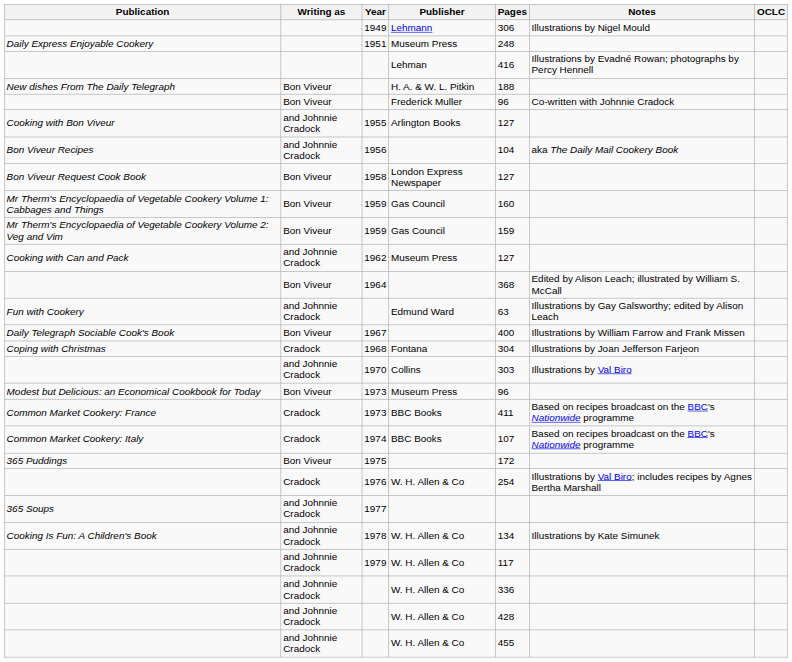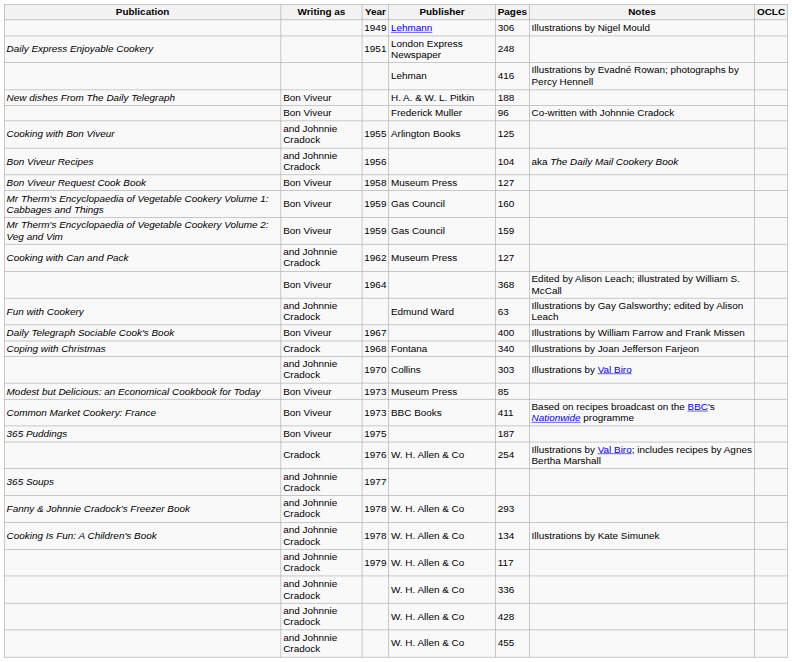(424, 43) Museum Press -> (427, 49) London Express Newspaper
(506, 123) 127 -> (506, 134) 125
(427, 177) London Express Newspaper -> (424, 182) Museum Press
(506, 348) 304 -> (506, 348) 340
(503, 391) 96 -> (503, 391) 85
(302, 412) Cradock -> (307, 412) Bon Viveur
- row: (75, 439)
(506, 460) 172 -> (506, 434) 187
+ row: (98, 509)
